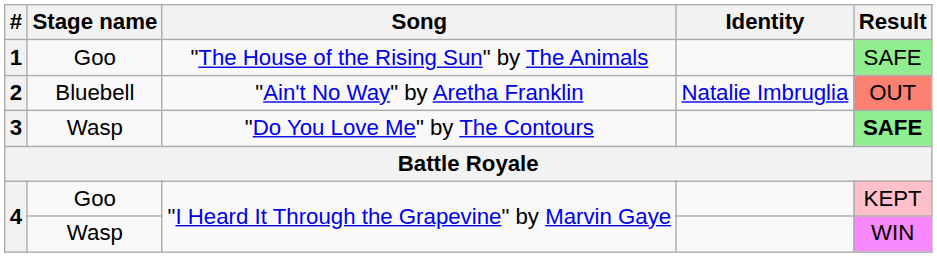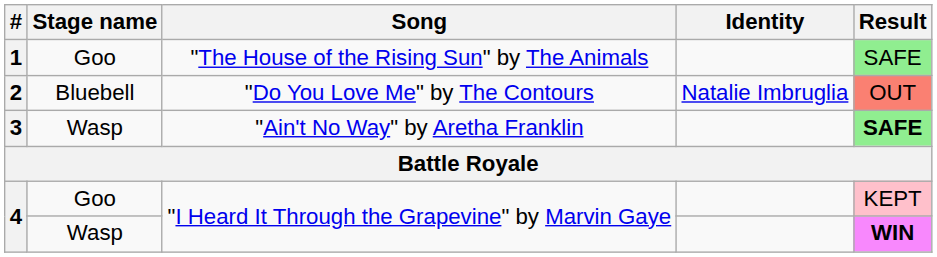(419, 92) "Ain't No Way" by Aretha Franklin -> (419, 92) "Do You Love Me" by The Contours
(419, 127) "Do You Love Me" by The Contours -> (419, 127) "Ain't No Way" by Aretha Franklin
(893, 233) normal -> (893, 233) bold
